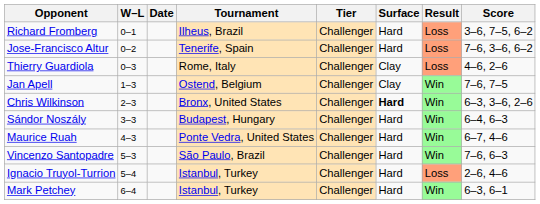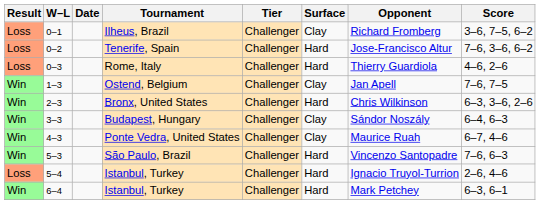columns swapped: (442, 13) <-> (61, 13)
(391, 31) Hard -> (315, 31) Clay
(390, 66) Clay -> (316, 66) Hard
(391, 102) bold -> (316, 102) normal
(391, 119) Hard -> (315, 119) Clay
(391, 137) Hard -> (315, 137) Clay
